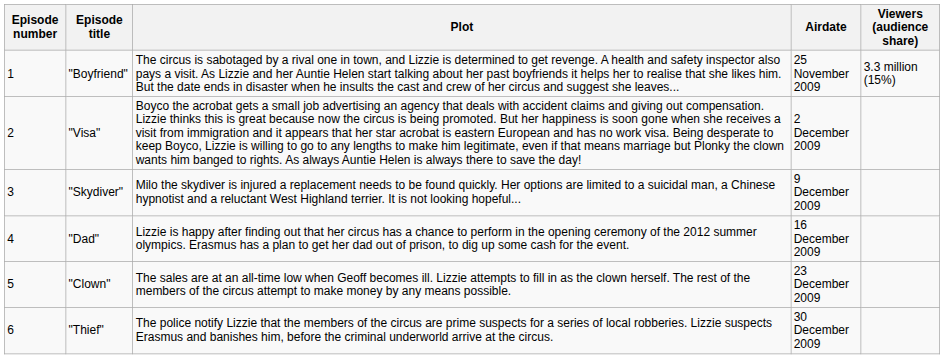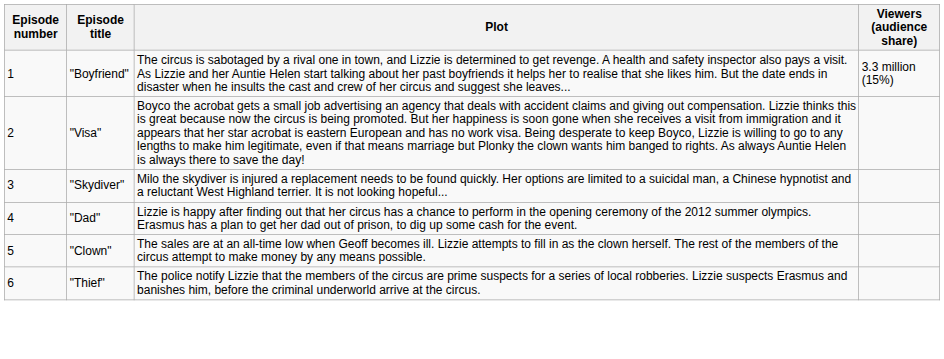- column: (826, 27)
